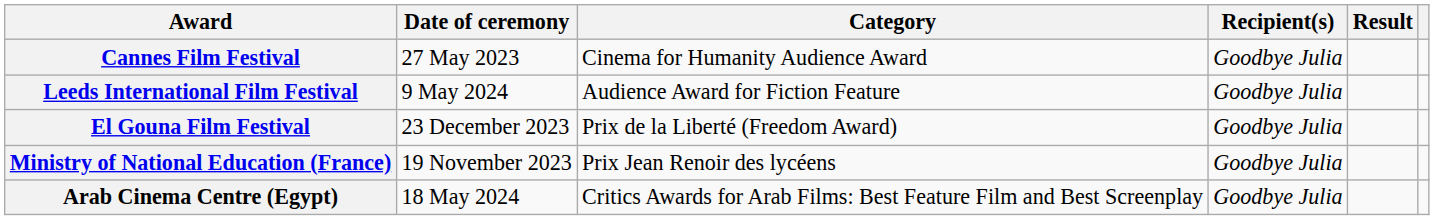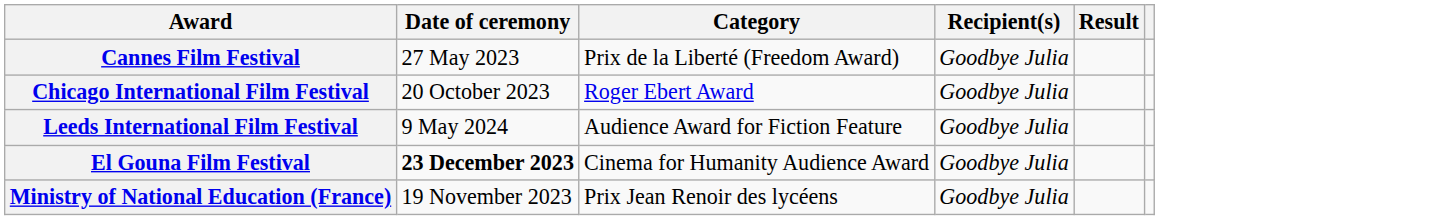(755, 57) Cinema for Humanity Audience Award -> (742, 57) Prix de la Liberté (Freedom Award)
+ row: (201, 92)
(485, 127) normal -> (488, 162) bold
(740, 127) Prix de la Liberté (Freedom Award) -> (757, 162) Cinema for Humanity Audience Award
- row: (201, 197)
